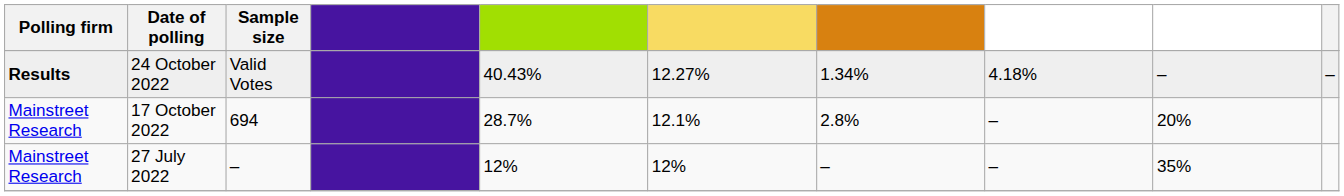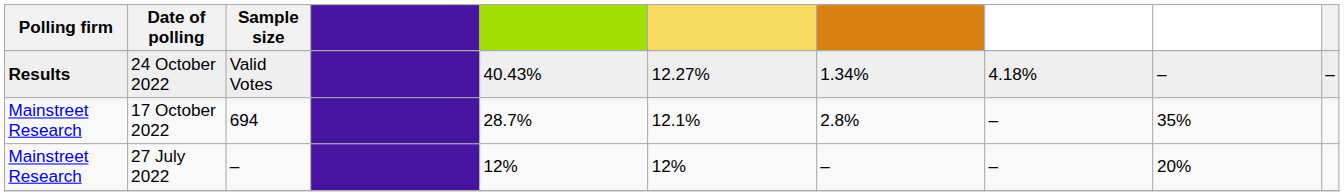(1174, 120) 20% -> (1174, 120) 35%
(1174, 166) 35% -> (1174, 166) 20%
